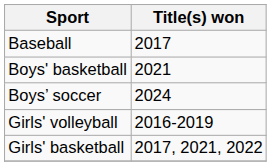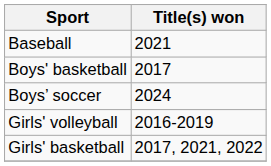(153, 43) 2017 -> (153, 43) 2021
(153, 69) 2021 -> (153, 69) 2017
